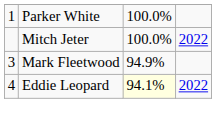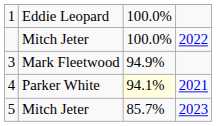(61, 16) Parker White -> (66, 16) Eddie Leopard
(66, 86) Eddie Leopard -> (61, 86) Parker White
(193, 86) 2022 -> (193, 86) 2021
+ row: (12, 109)
